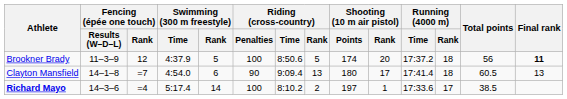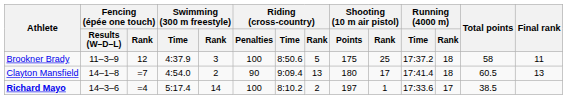(216, 59) 5 -> (216, 59) 3
(349, 59) 174 -> (349, 59) 175
(385, 59) 20 -> (385, 59) 25
(488, 59) 56 -> (488, 59) 58
(539, 59) bold -> (539, 59) normal
(216, 74) 6 -> (216, 74) 2
